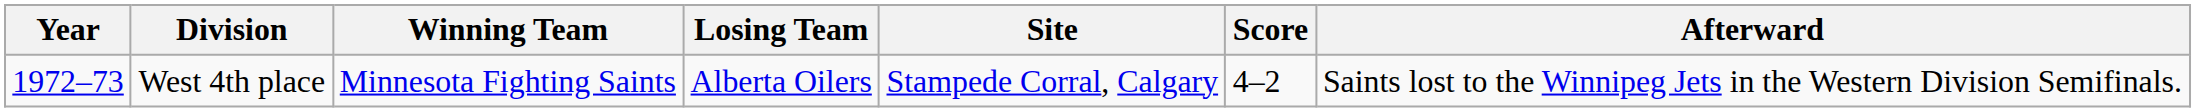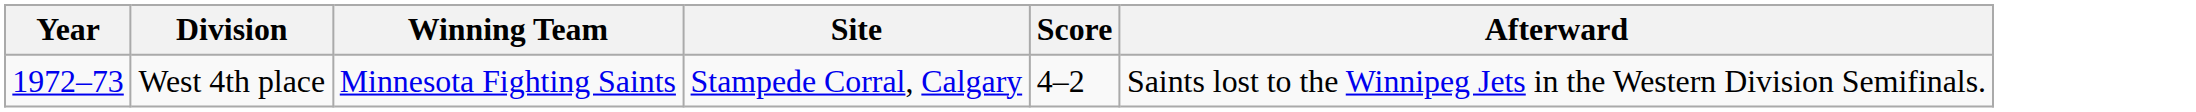- column: (781, 29)
